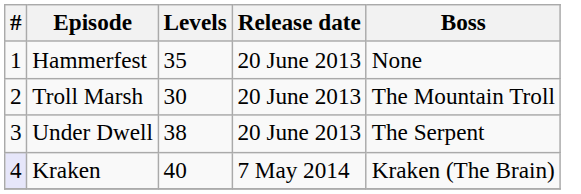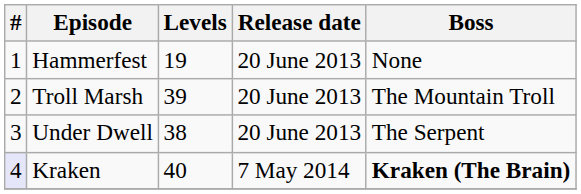(175, 59) 35 -> (175, 59) 19
(175, 96) 30 -> (175, 96) 39
(463, 170) normal -> (471, 170) bold
